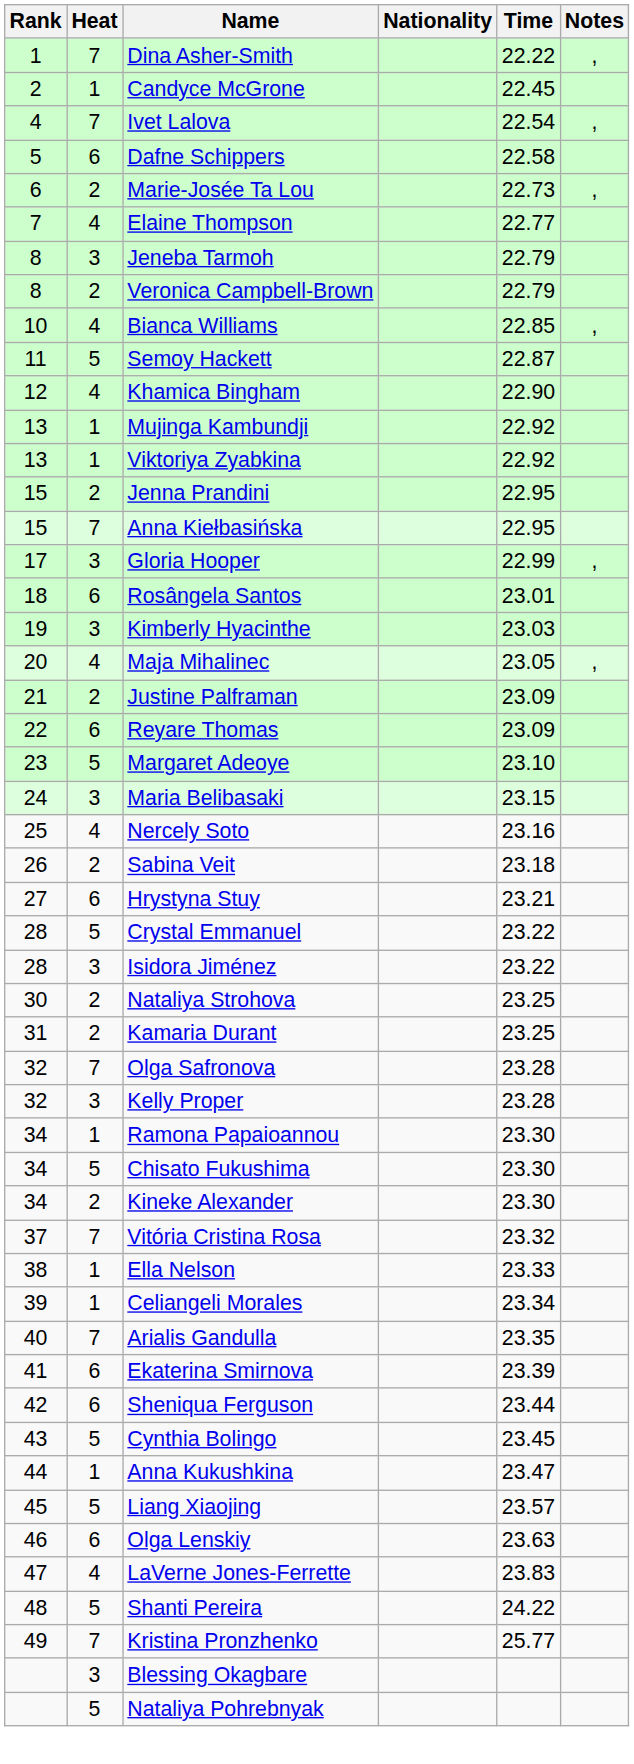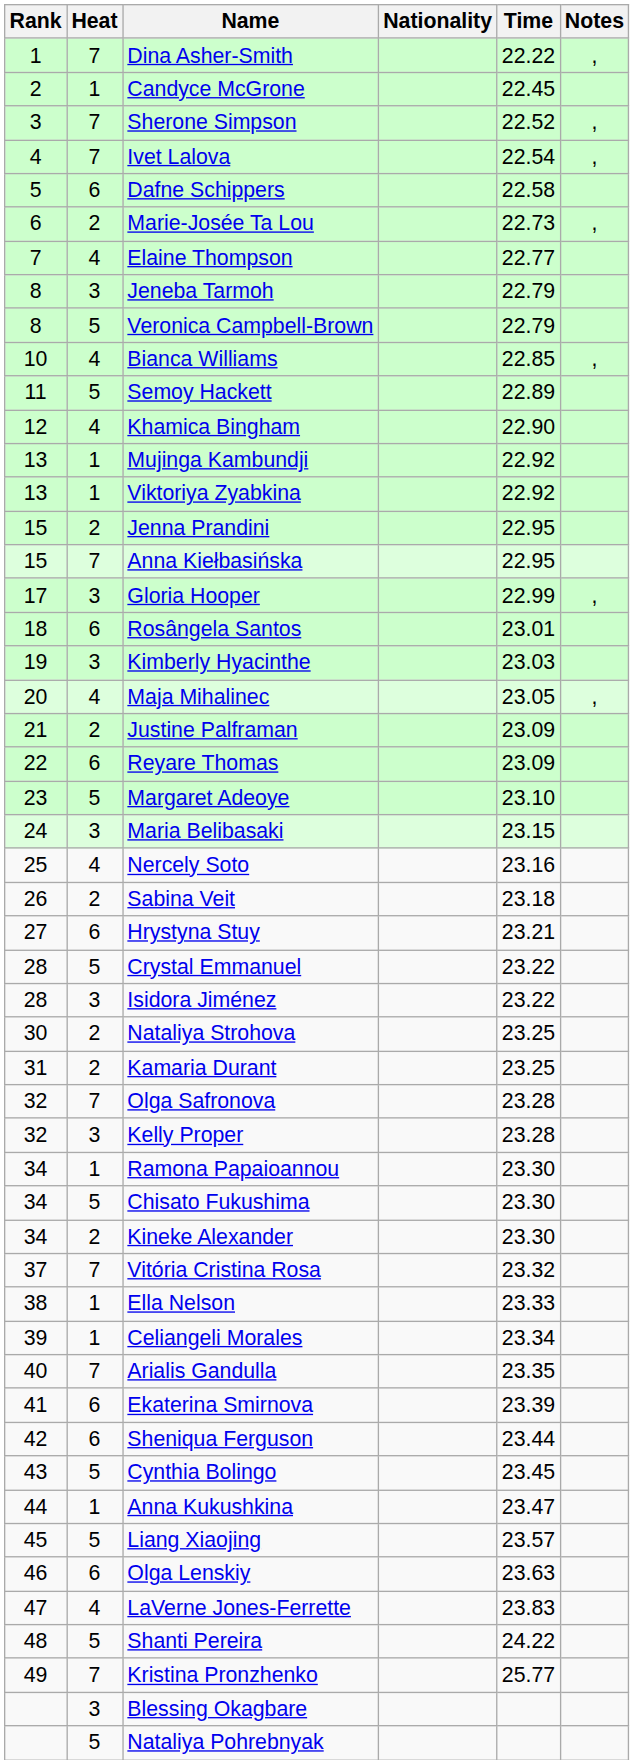+ row: (212, 122)
(94, 291) 2 -> (94, 325) 5
(528, 358) 22.87 -> (528, 392) 22.89
